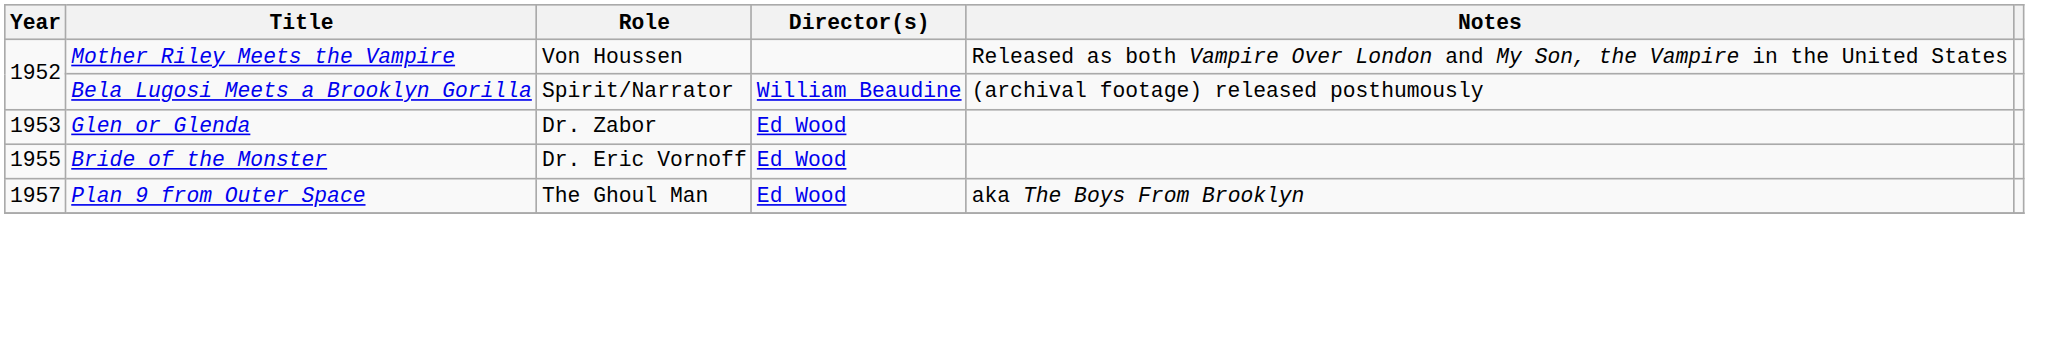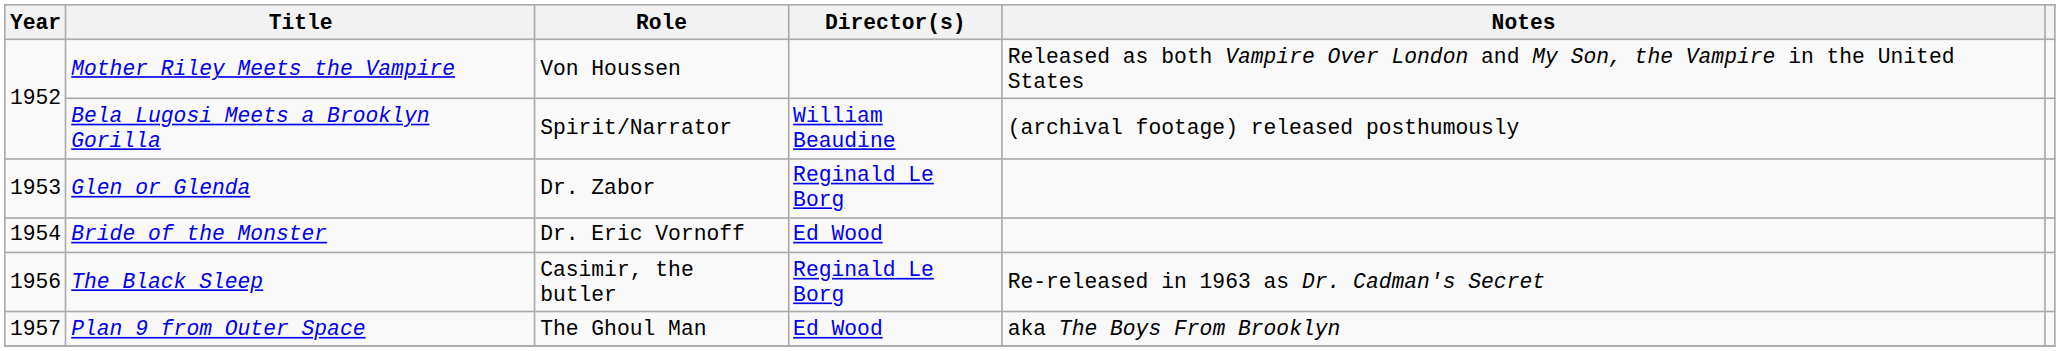(802, 126) Ed Wood -> (864, 188) Reginald Le Borg
(35, 161) 1955 -> (35, 235) 1954
+ row: (167, 282)
